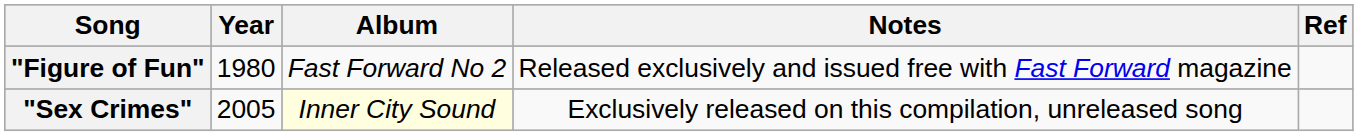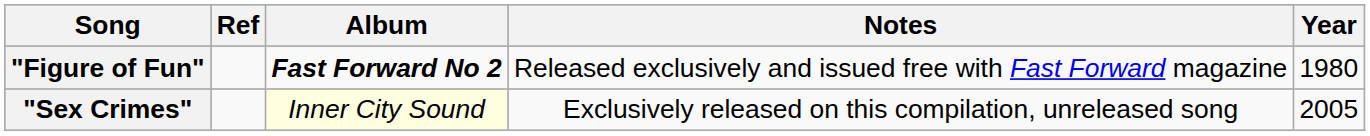columns swapped: (246, 25) <-> (1325, 25)
(397, 67) normal -> (387, 67) bold
